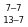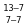rows swapped: (14, 8) <-> (14, 20)
